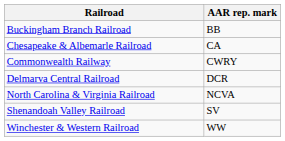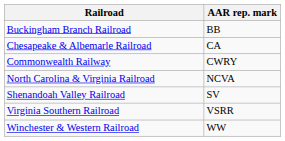- row: (63, 78)
+ row: (63, 111)
